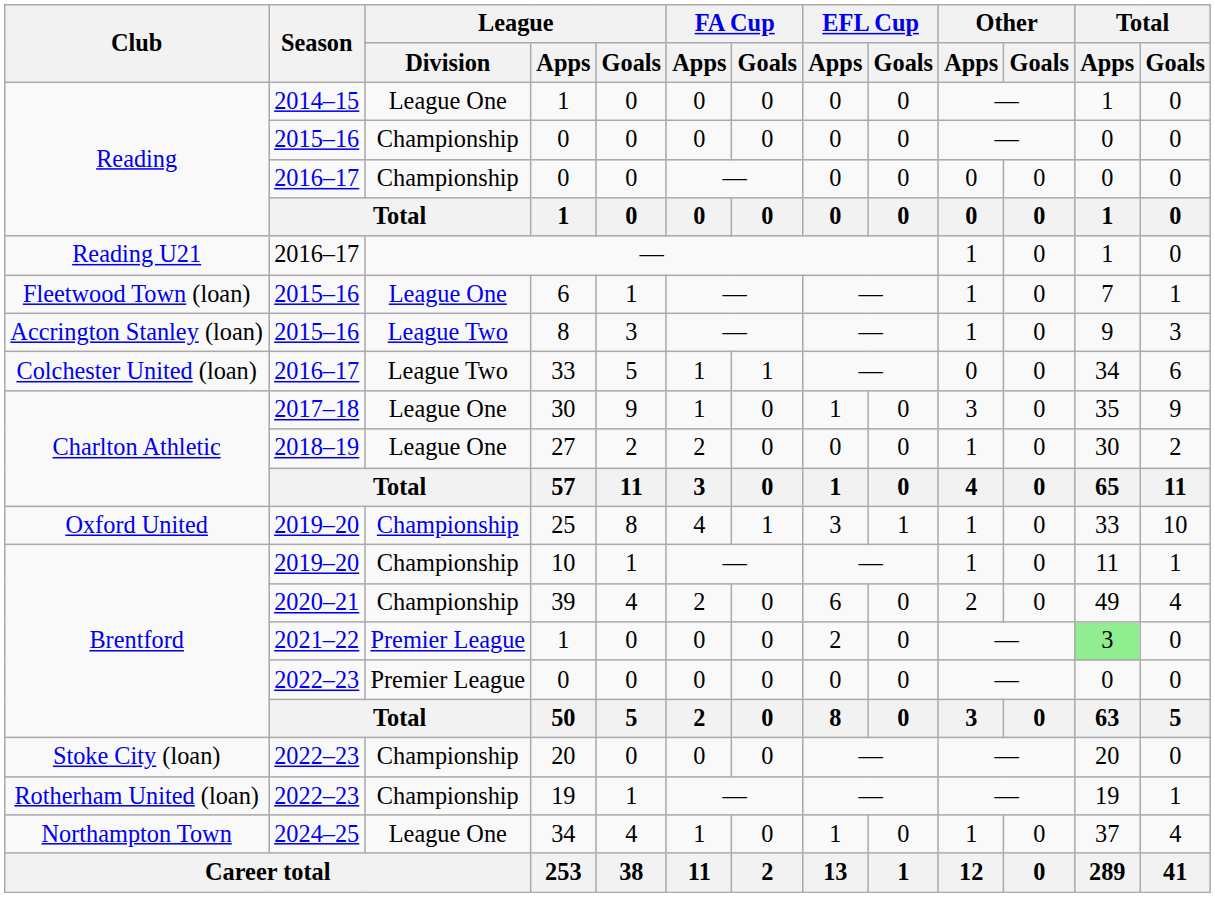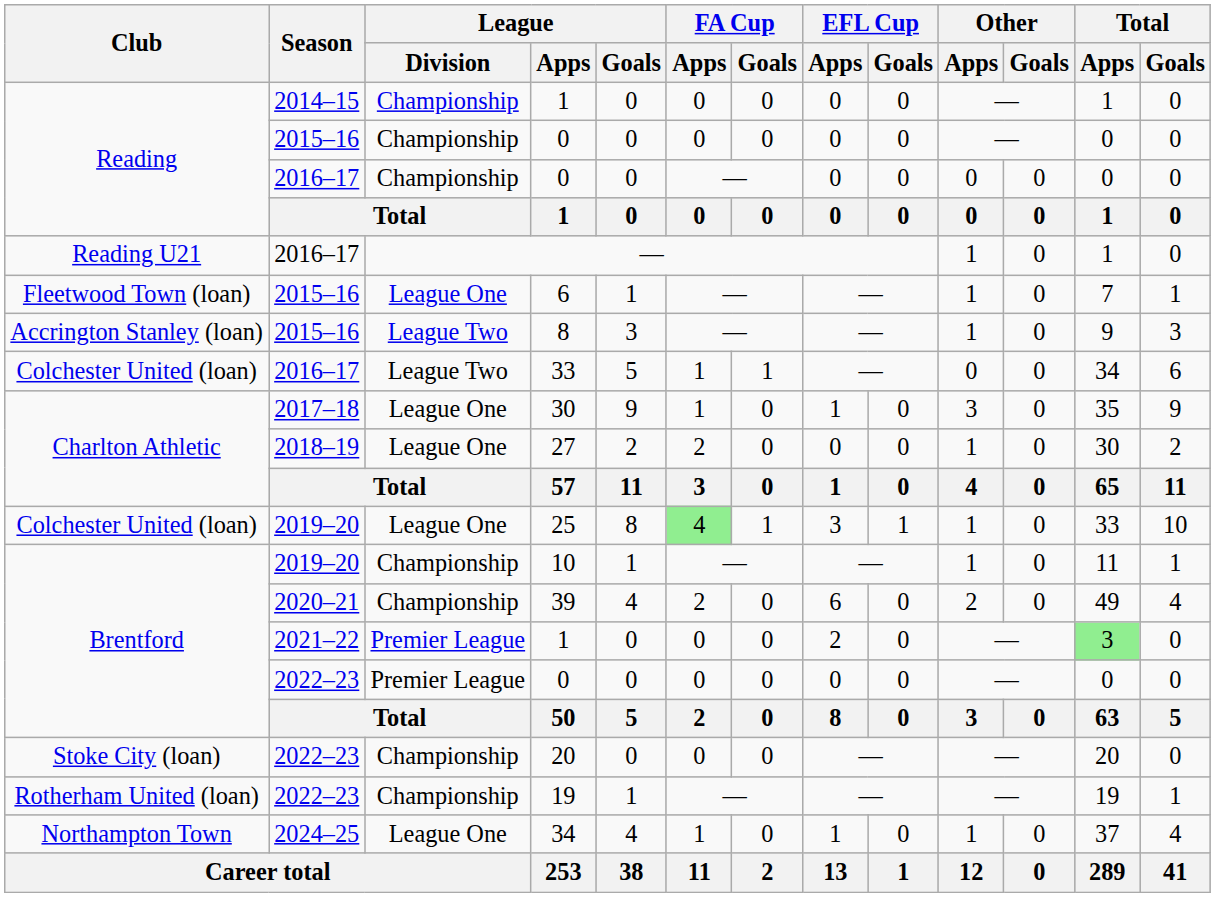(448, 100) League One -> (448, 100) Championship
(137, 525) Oxford United -> (137, 525) Colchester United (loan)
(448, 525) Championship -> (448, 525) League One
(699, 525) no background -> (699, 525) lightgreen background
